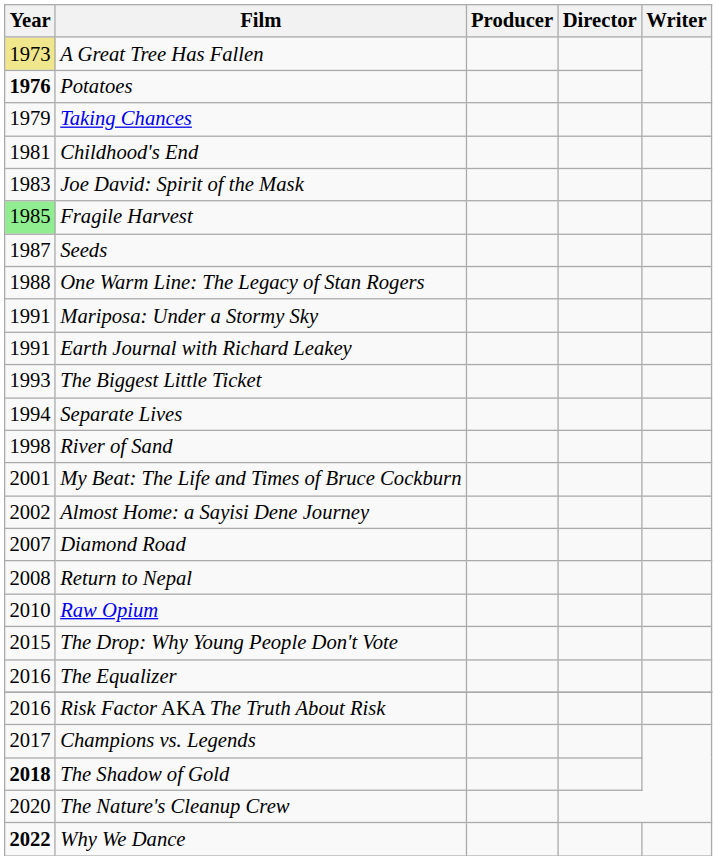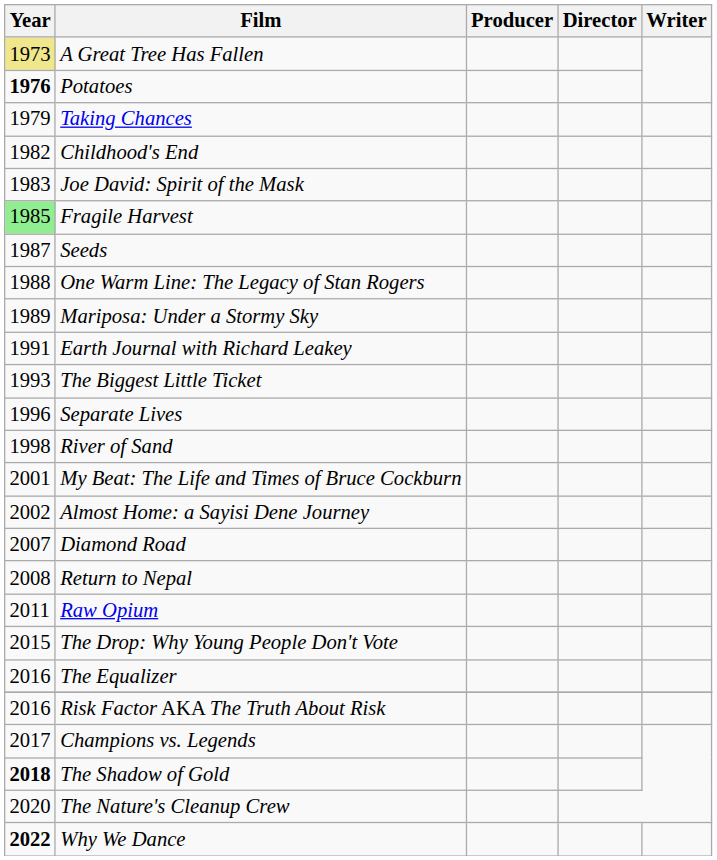(30, 151) 1981 -> (30, 151) 1982
(30, 315) 1991 -> (30, 315) 1989
(30, 413) 1994 -> (30, 413) 1996
(30, 610) 2010 -> (30, 610) 2011
